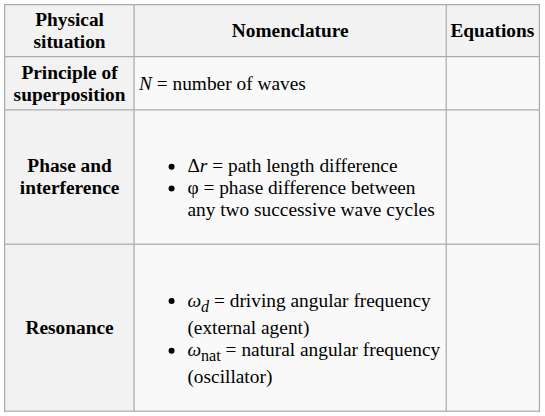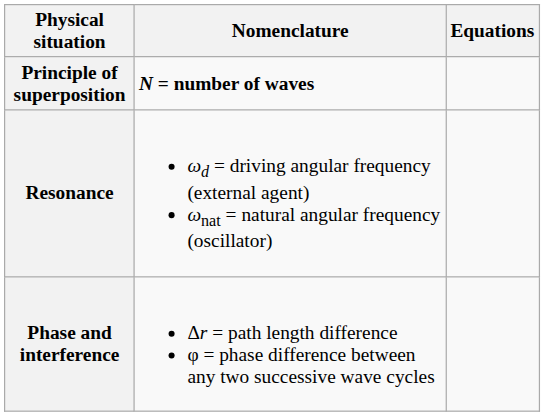(222, 83) normal -> (227, 83) bold
rows swapped: (70, 327) <-> (70, 176)
